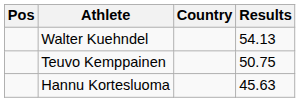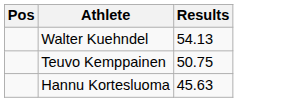- column: (205, 16)
